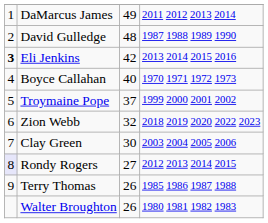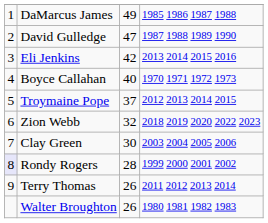(189, 15) 2011 2012 2013 2014 -> (189, 15) 1985 1986 1987 1988
(130, 36) 48 -> (130, 36) 47
(11, 57) bold -> (11, 57) normal
(189, 100) 1999 2000 2001 2002 -> (189, 100) 2012 2013 2014 2015
(130, 164) 27 -> (130, 164) 28
(189, 164) 2012 2013 2014 2015 -> (189, 164) 1999 2000 2001 2002
(189, 185) 1985 1986 1987 1988 -> (189, 185) 2011 2012 2013 2014
